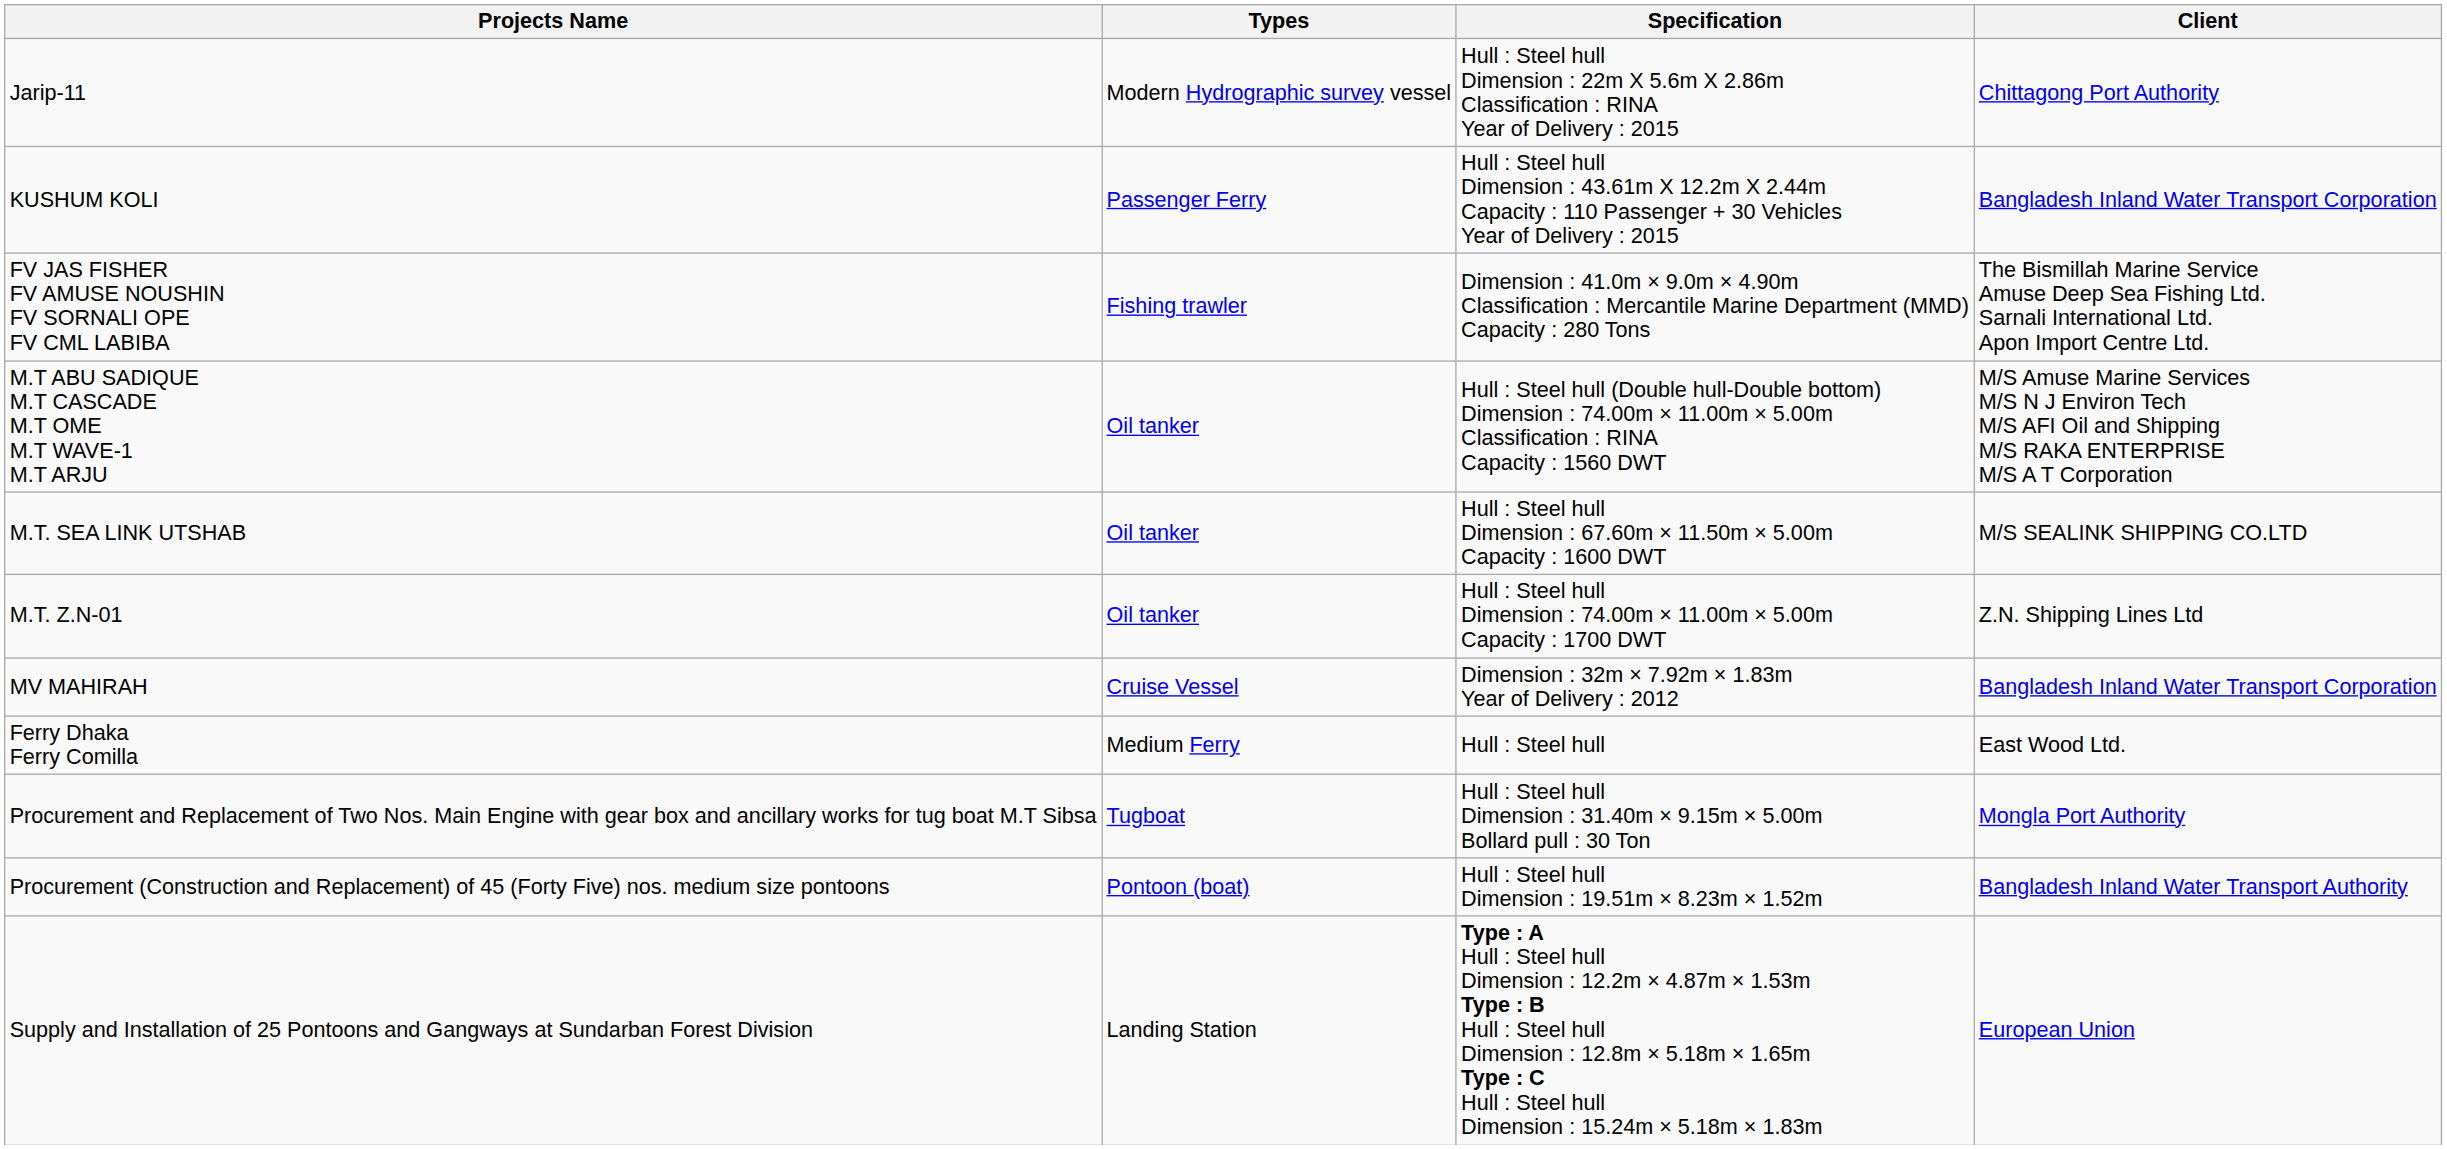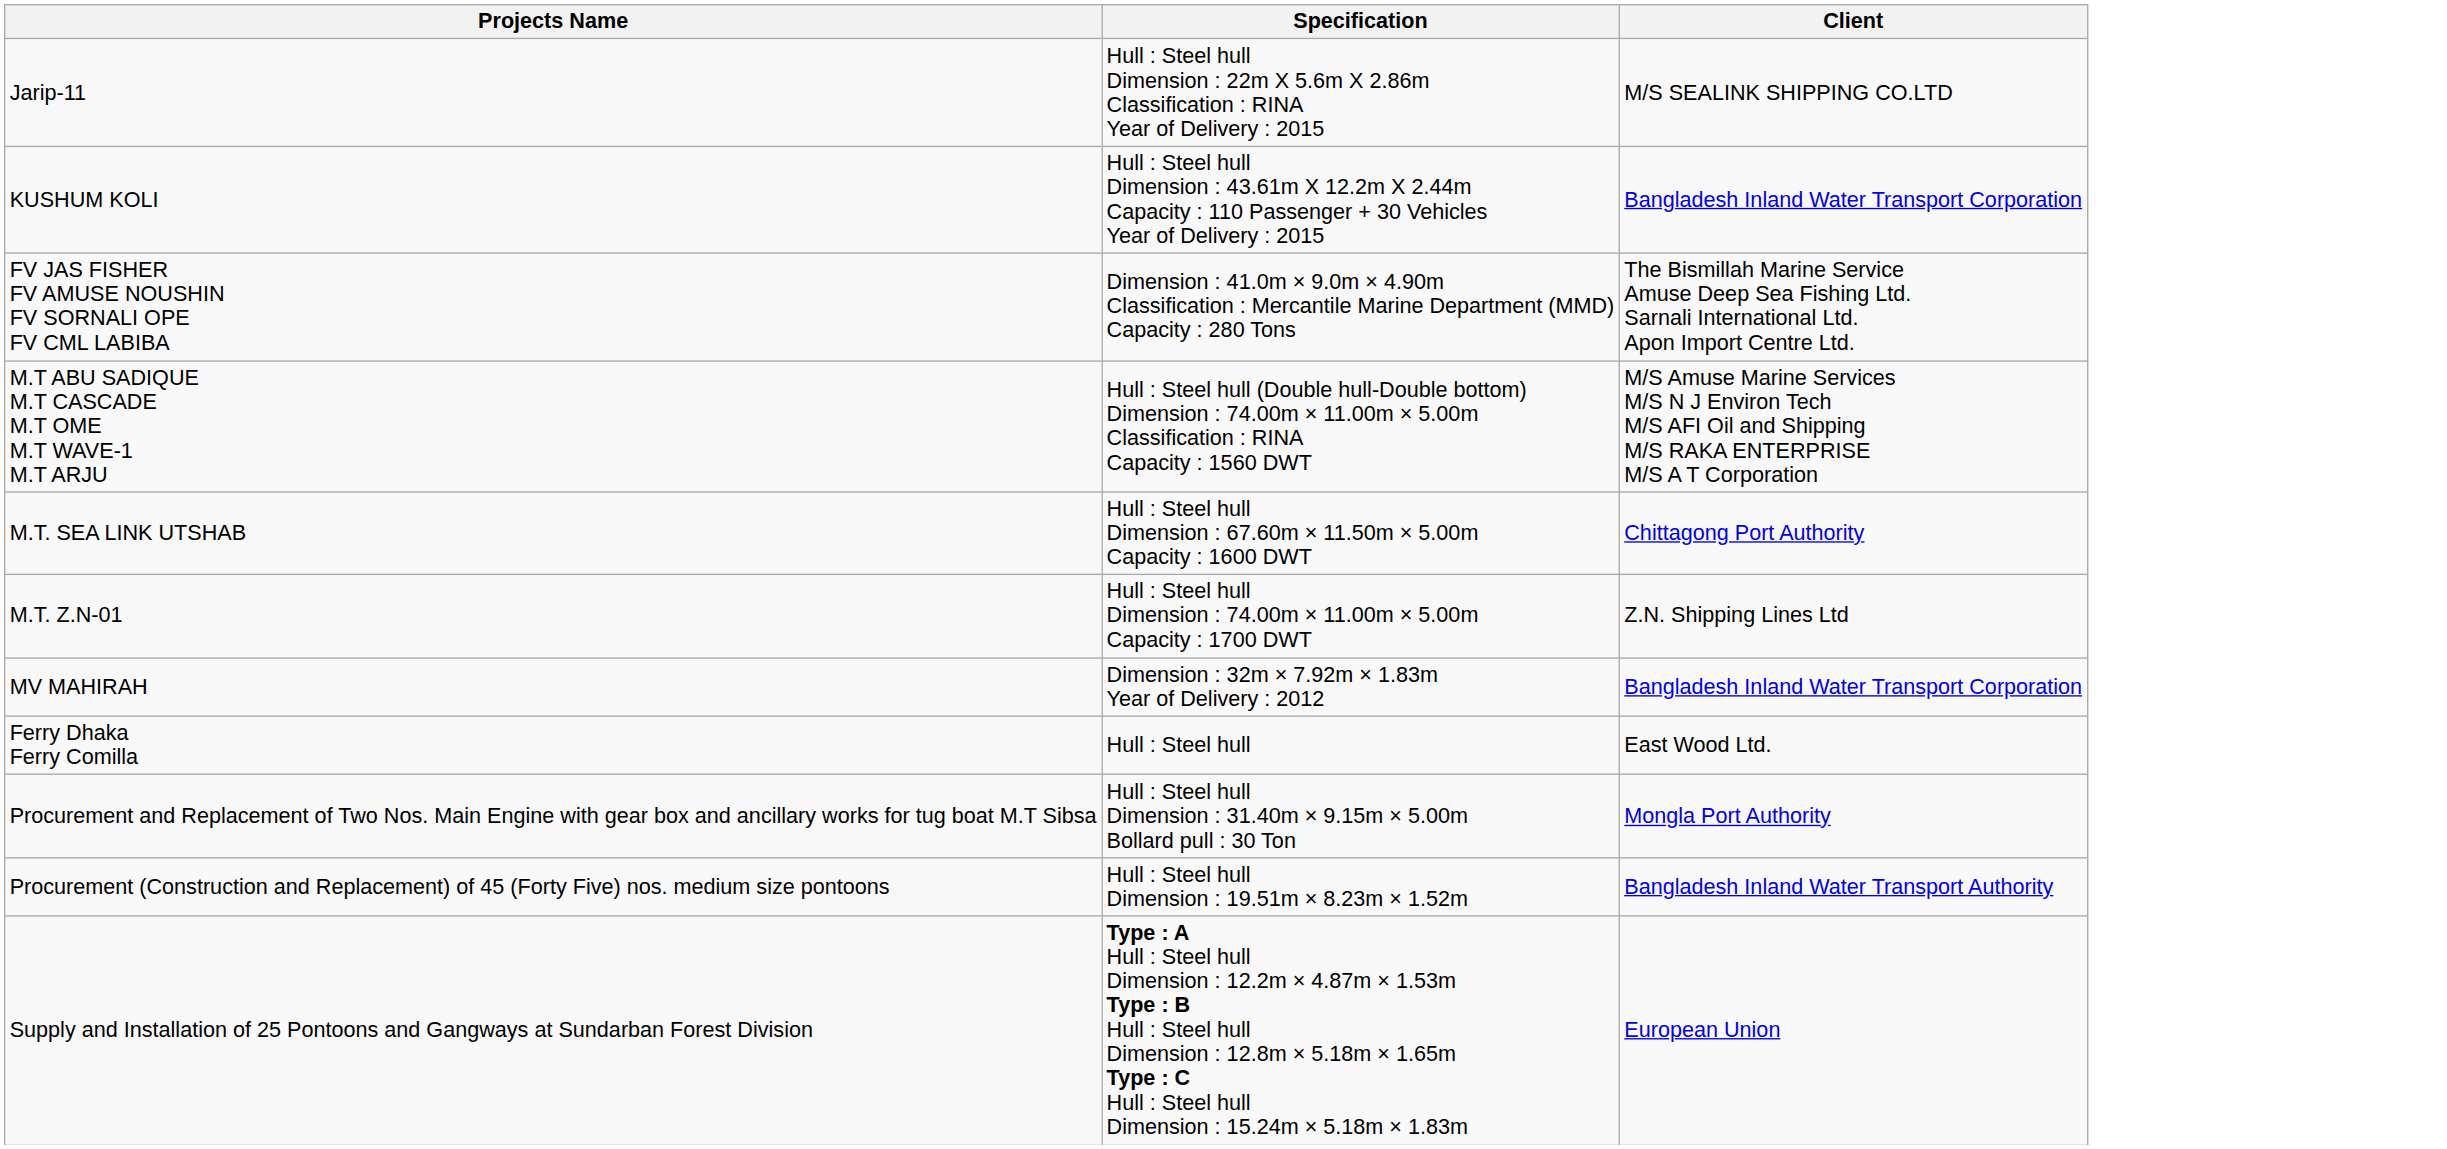- column: (1279, 21)
(2099, 92) Chittagong Port Authority -> (1789, 92) M/S SEALINK SHIPPING CO.LTD
(2143, 533) M/S SEALINK SHIPPING CO.LTD -> (1744, 533) Chittagong Port Authority
